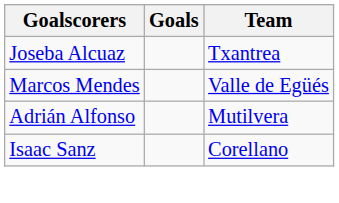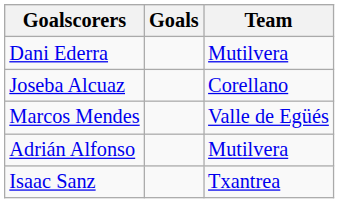+ row: (59, 52)
(244, 52) Txantrea -> (248, 85) Corellano
(248, 149) Corellano -> (244, 181) Txantrea
